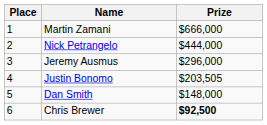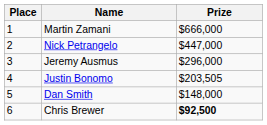(200, 45) $444,000 -> (200, 45) $447,000
